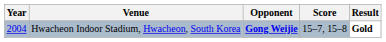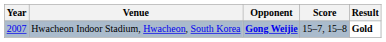(17, 29) 2004 -> (17, 29) 2007
